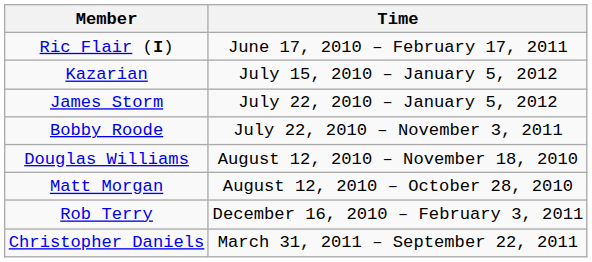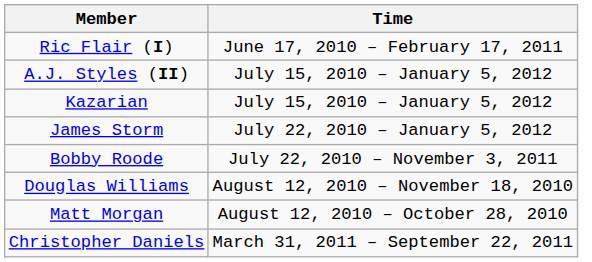+ row: (107, 75)
- row: (107, 214)
